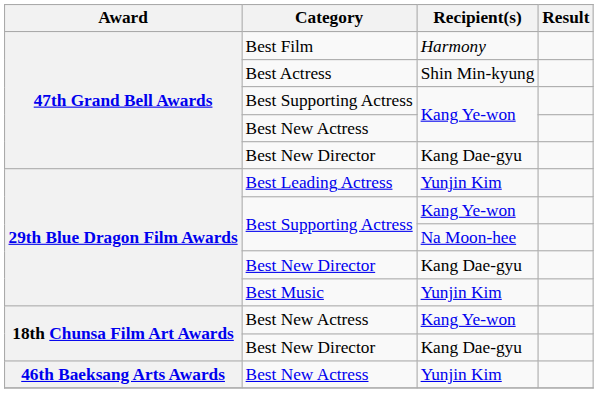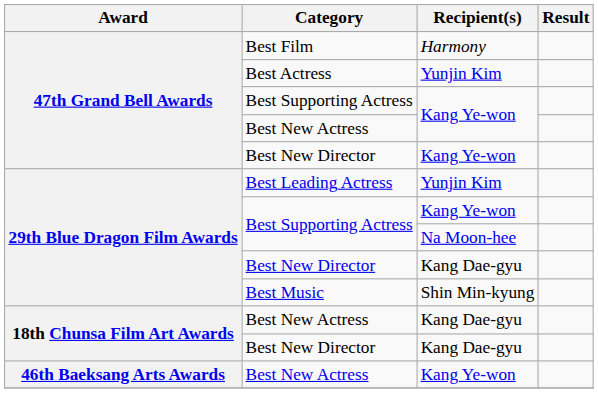(478, 73) Shin Min-kyung -> (461, 73) Yunjin Kim
(471, 155) Kang Dae-gyu -> (468, 155) Kang Ye-won
(461, 292) Yunjin Kim -> (478, 292) Shin Min-kyung
(468, 319) Kang Ye-won -> (471, 319) Kang Dae-gyu
(461, 374) Yunjin Kim -> (468, 374) Kang Ye-won
